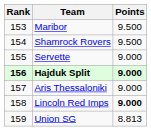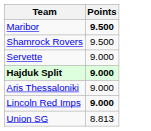- column: (18, 12)
(130, 27) normal -> (102, 27) bold
